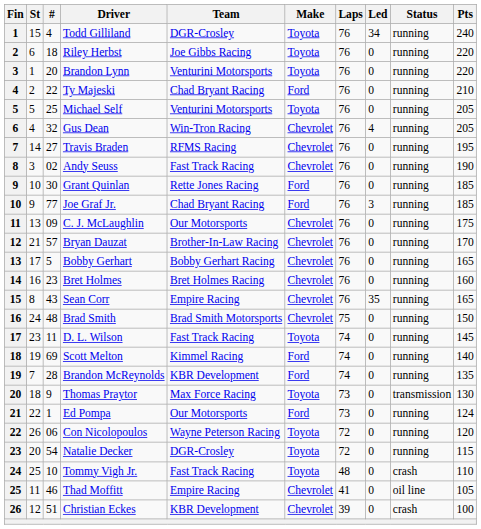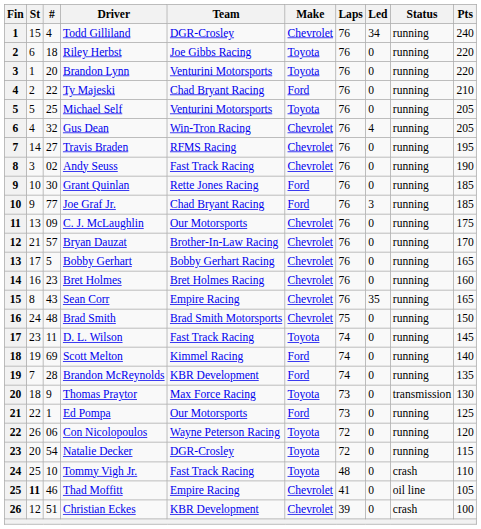(303, 33) Toyota -> (310, 33) Chevrolet
(465, 414) 124 -> (465, 414) 125
(35, 490) normal -> (35, 490) bold
